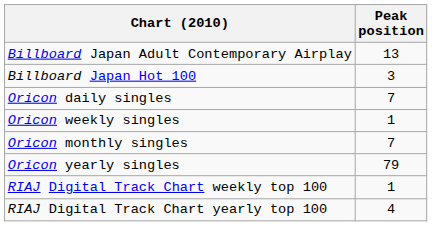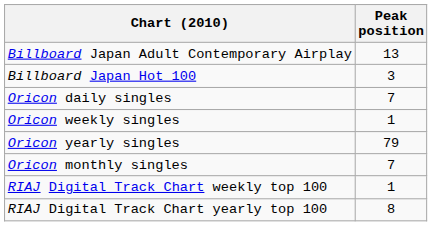rows swapped: (98, 143) <-> (94, 165)
(391, 209) 4 -> (391, 209) 8
